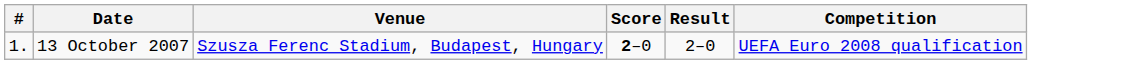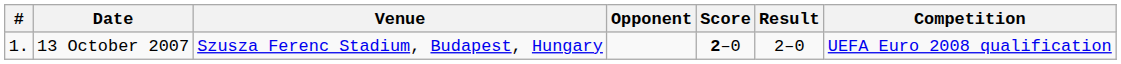+ column: (652, 18)
